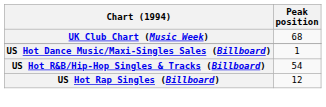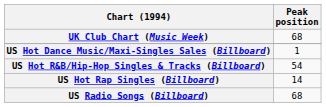(297, 80) 12 -> (297, 80) 14
+ row: (139, 95)
